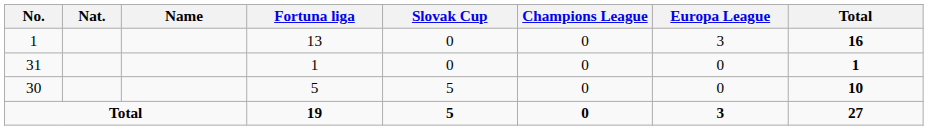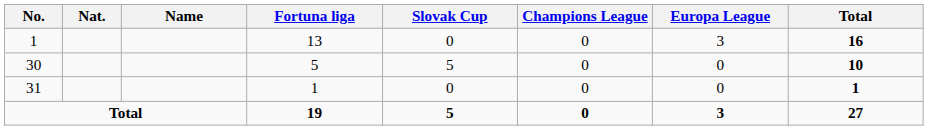rows swapped: (34, 88) <-> (34, 64)
